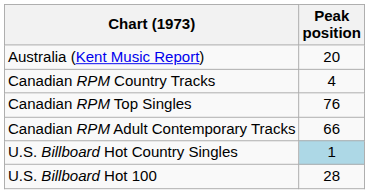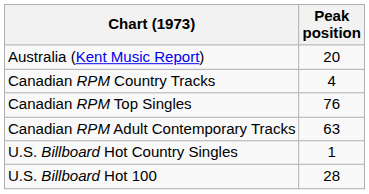(332, 128) 66 -> (332, 128) 63
(332, 152) lightblue background -> (332, 152) no background
